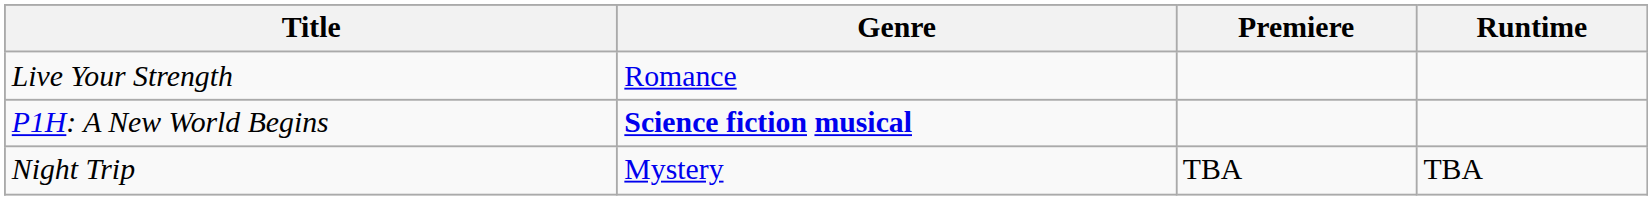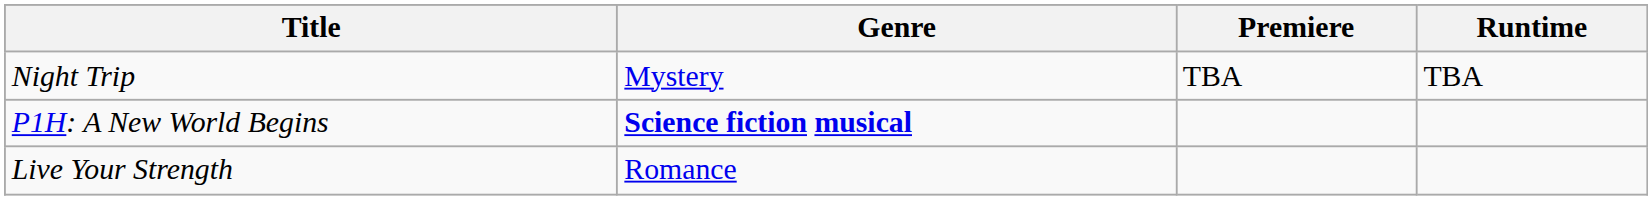rows swapped: (122, 75) <-> (73, 169)
